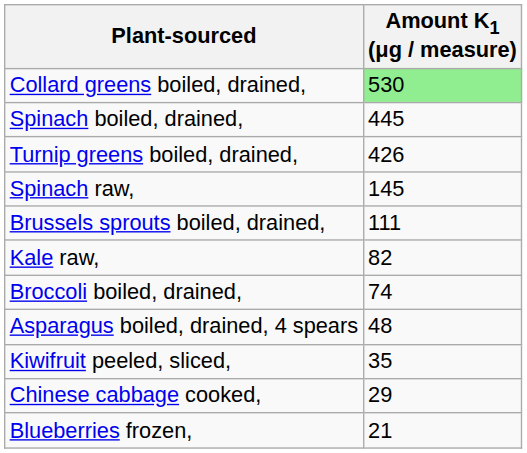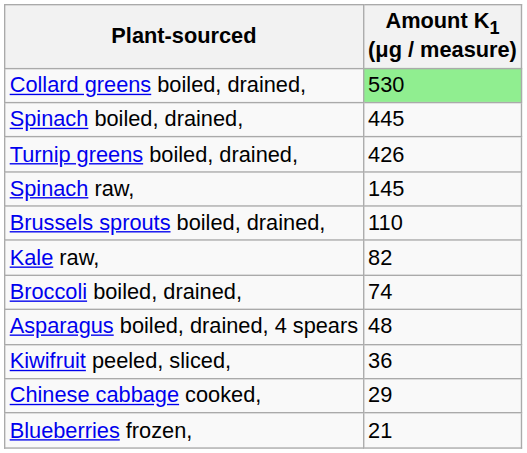(385, 223) 111 -> (385, 223) 110
(380, 361) 35 -> (380, 361) 36
